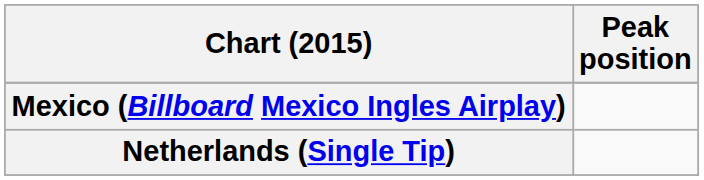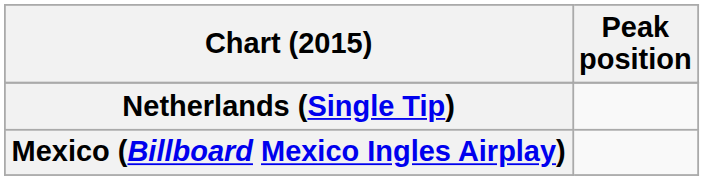rows swapped: (289, 105) <-> (289, 151)
